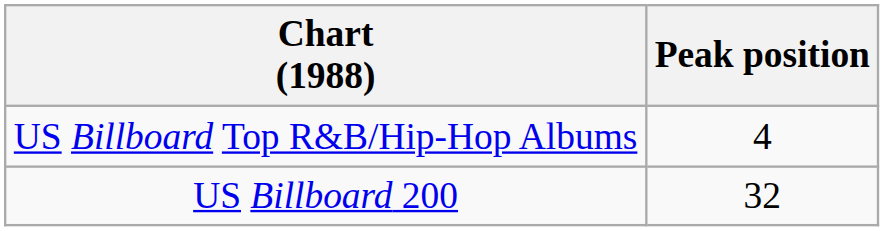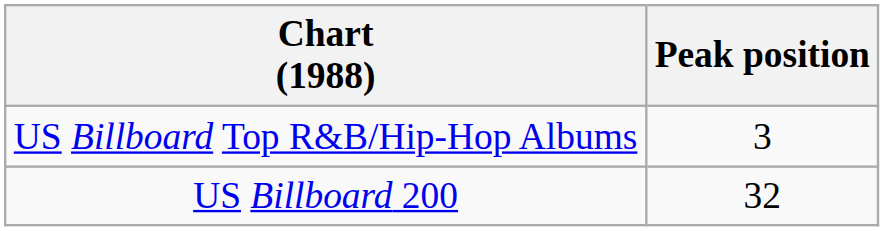(762, 135) 4 -> (762, 135) 3
